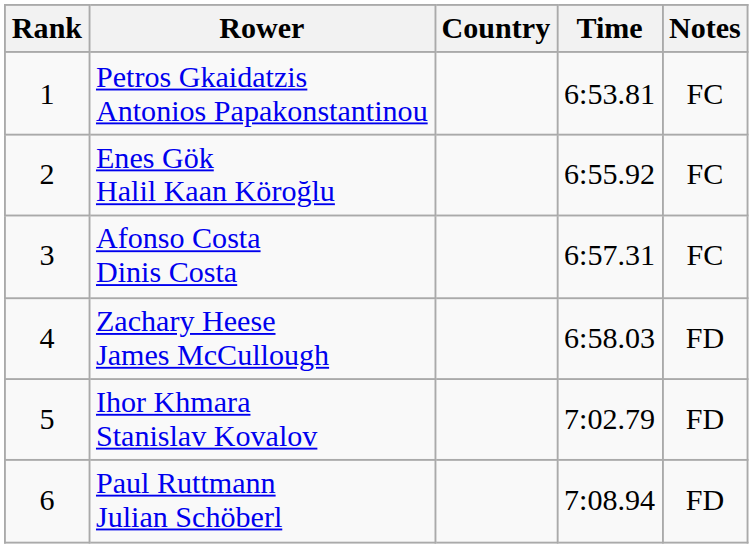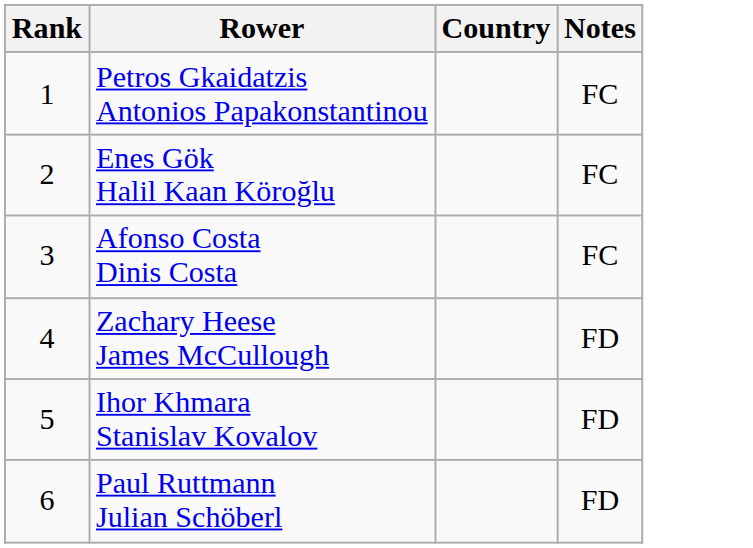- column: (610, 28)
